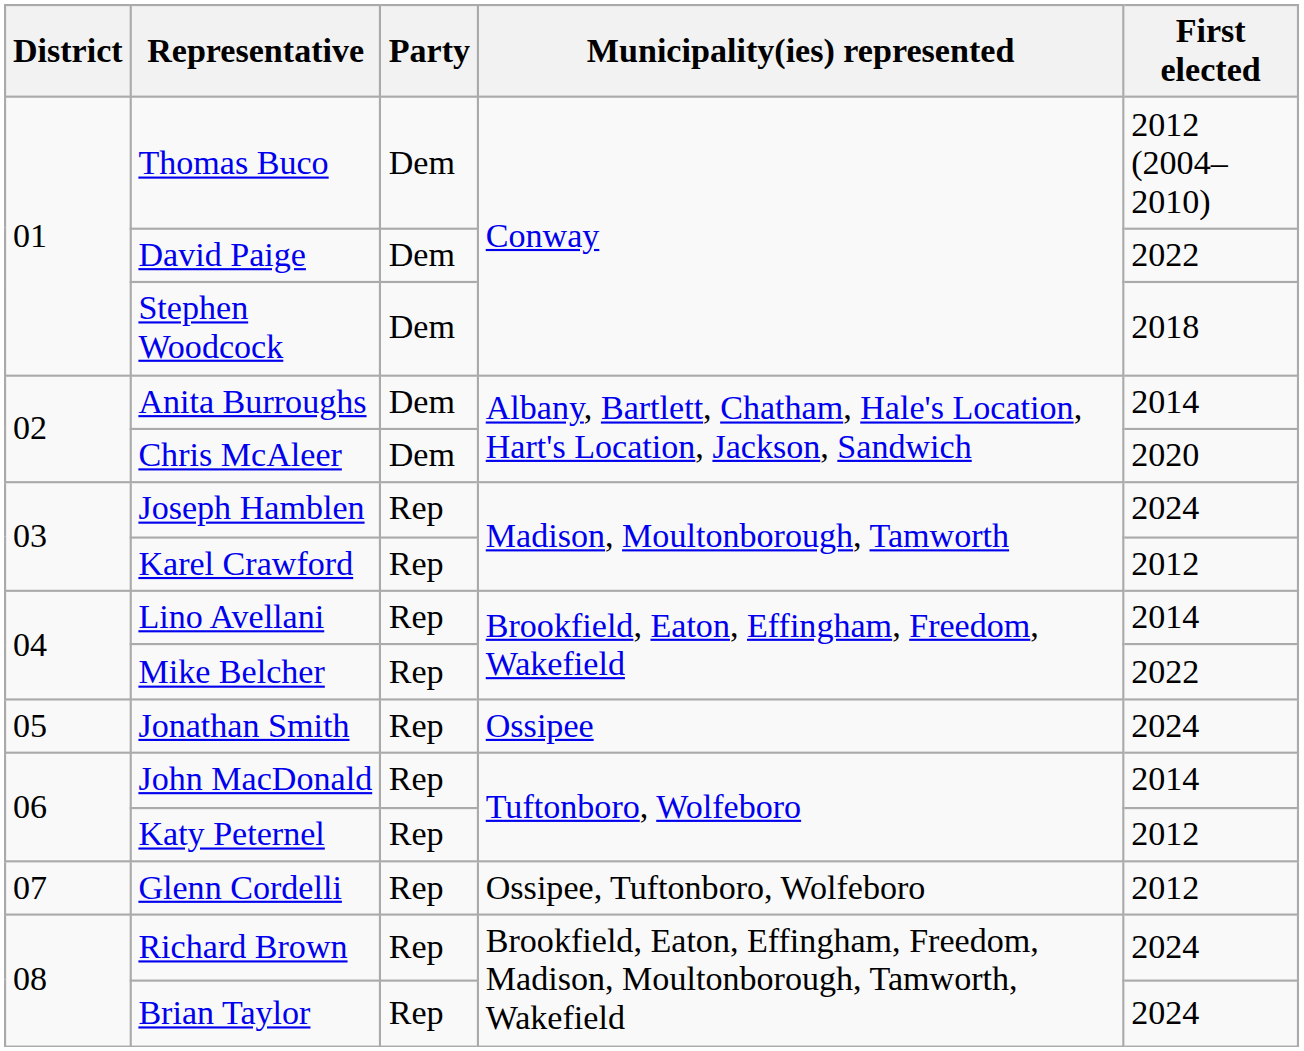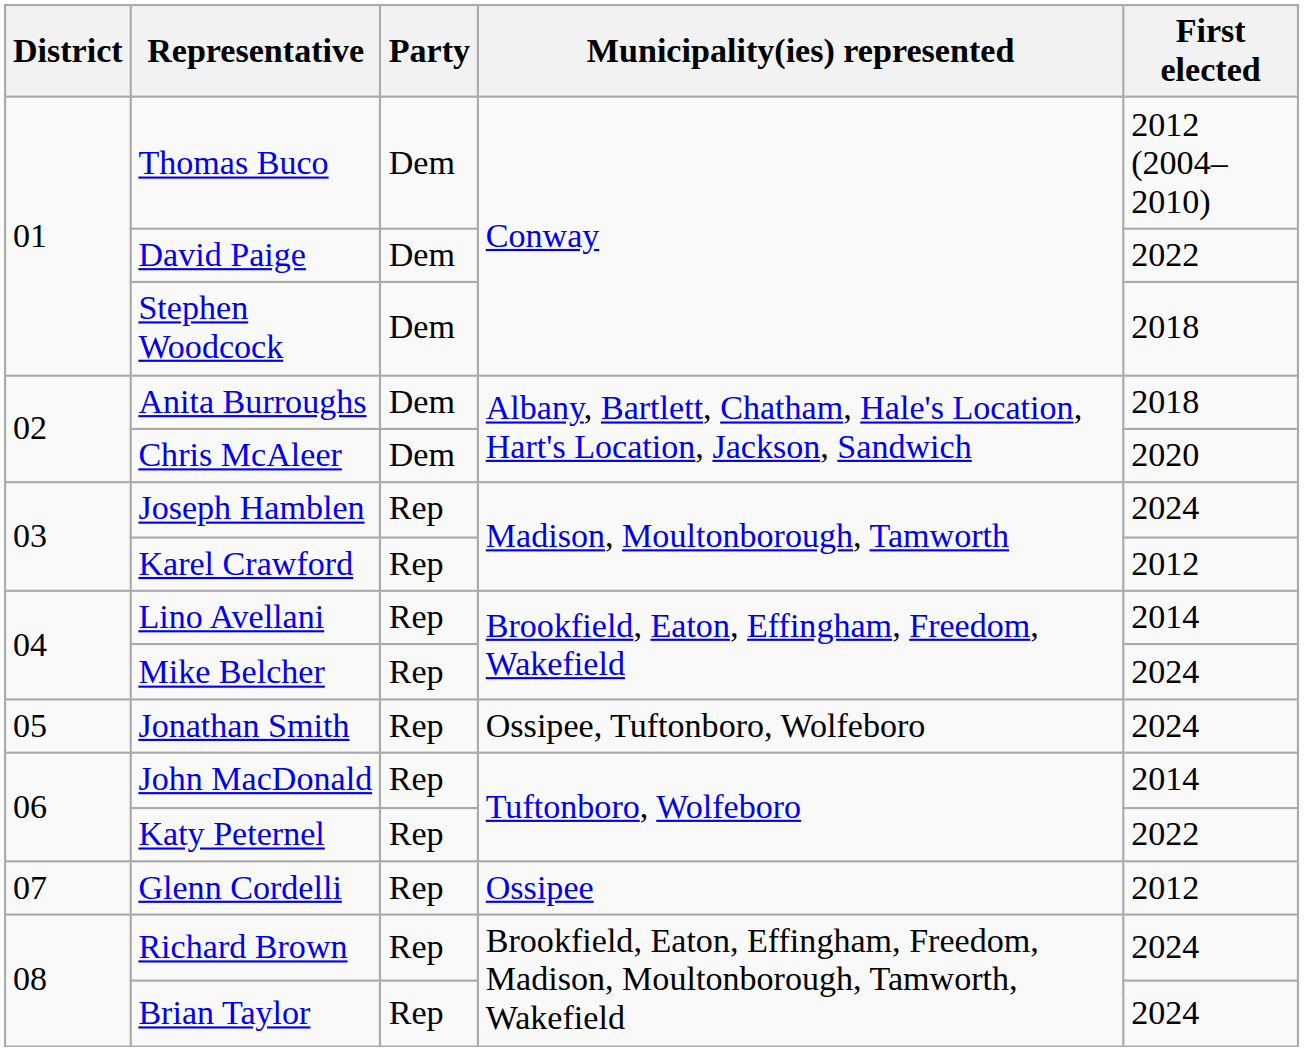(1165, 401) 2014 -> (1165, 401) 2018
(1165, 671) 2022 -> (1165, 671) 2024
(540, 725) Ossipee -> (706, 725) Ossipee, Tuftonboro, Wolfeboro
(1165, 833) 2012 -> (1165, 833) 2022
(706, 887) Ossipee, Tuftonboro, Wolfeboro -> (540, 887) Ossipee
